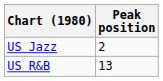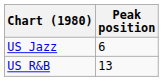(102, 47) 2 -> (102, 47) 6
